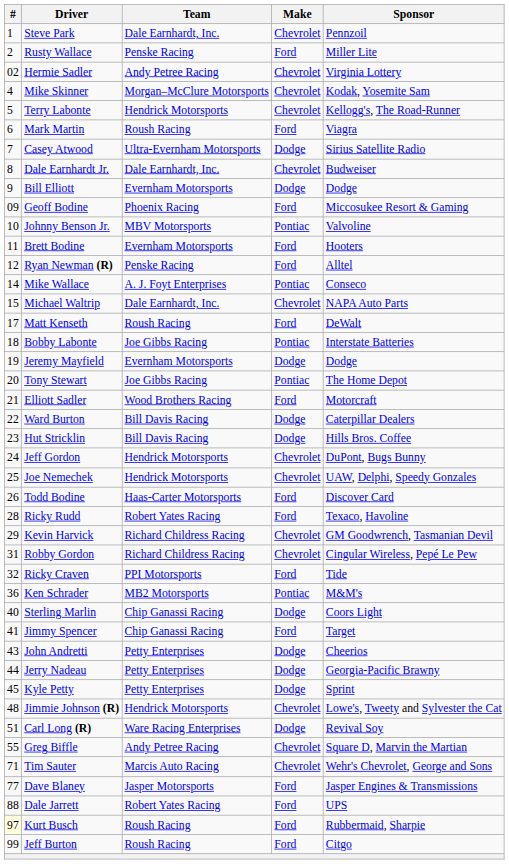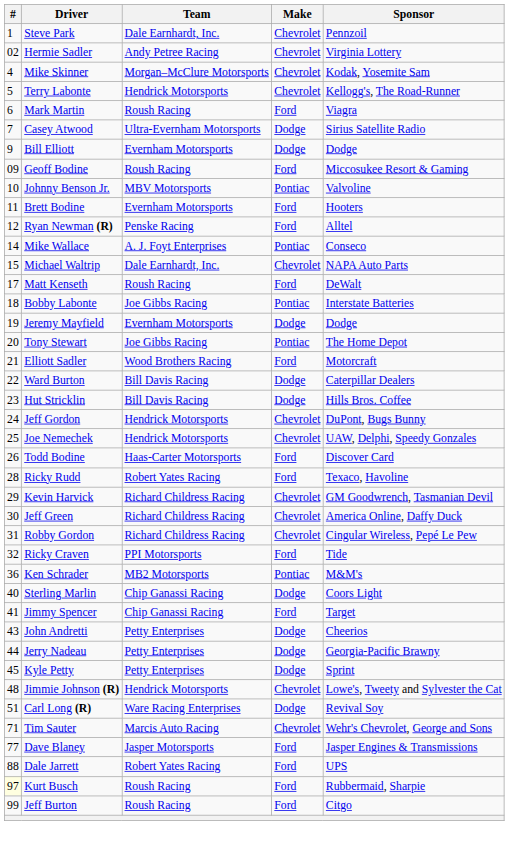- row: (58, 52)
- row: (67, 168)
(162, 207) Phoenix Racing -> (158, 168) Roush Racing
+ row: (49, 516)
- row: (51, 747)
